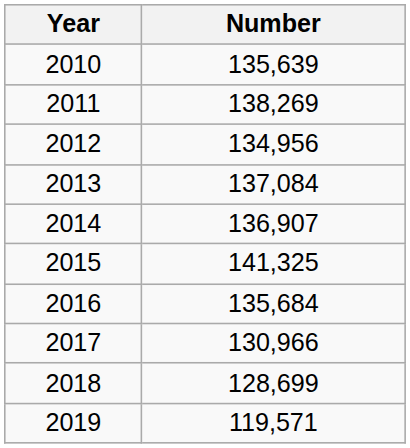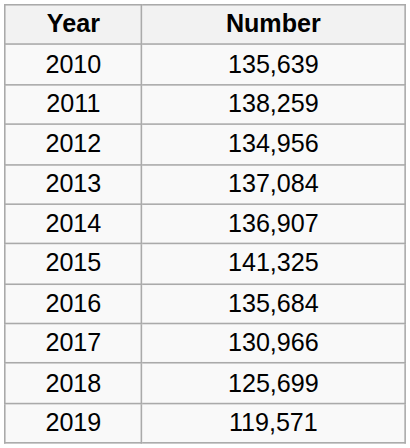(273, 104) 138,269 -> (273, 104) 138,259
(273, 382) 128,699 -> (273, 382) 125,699
